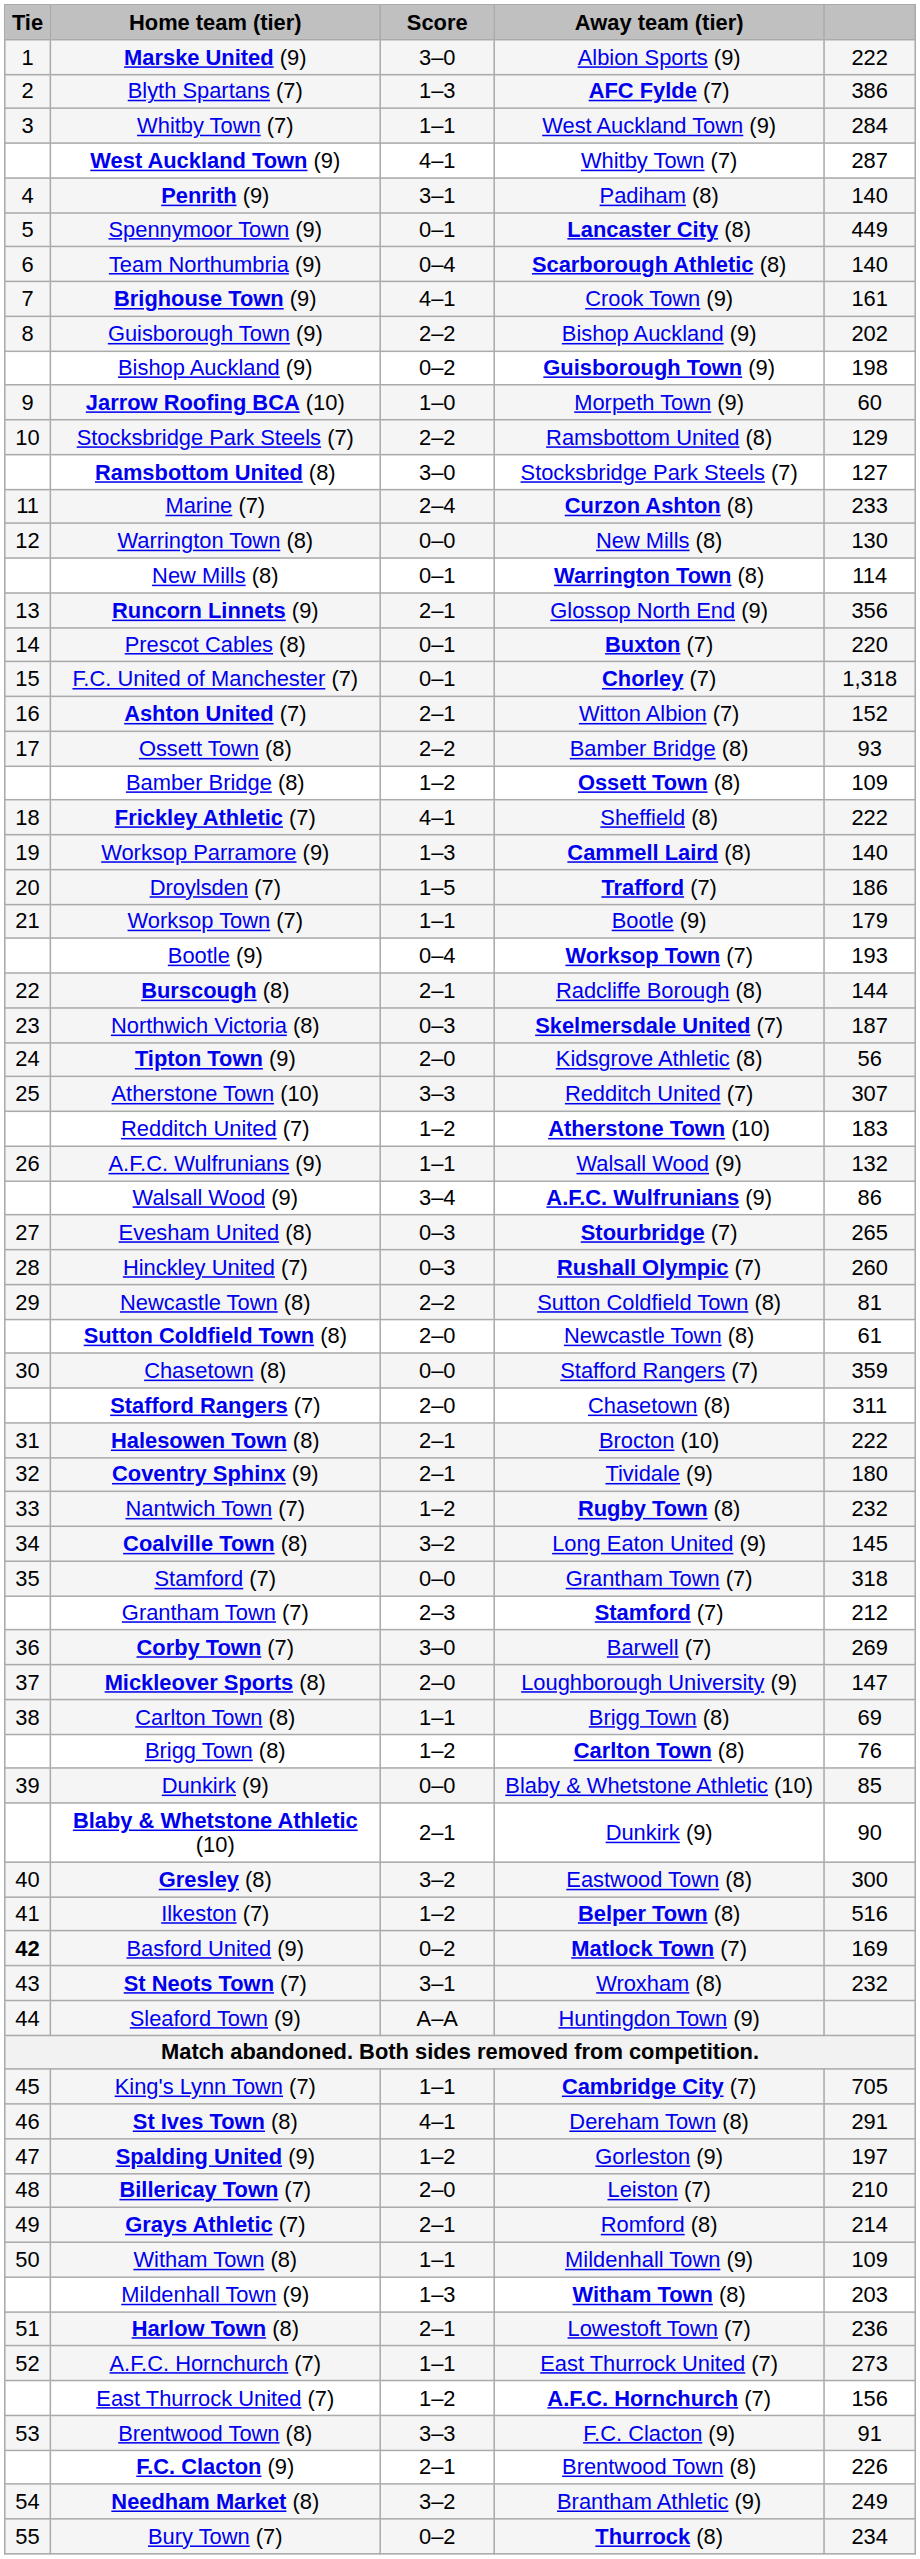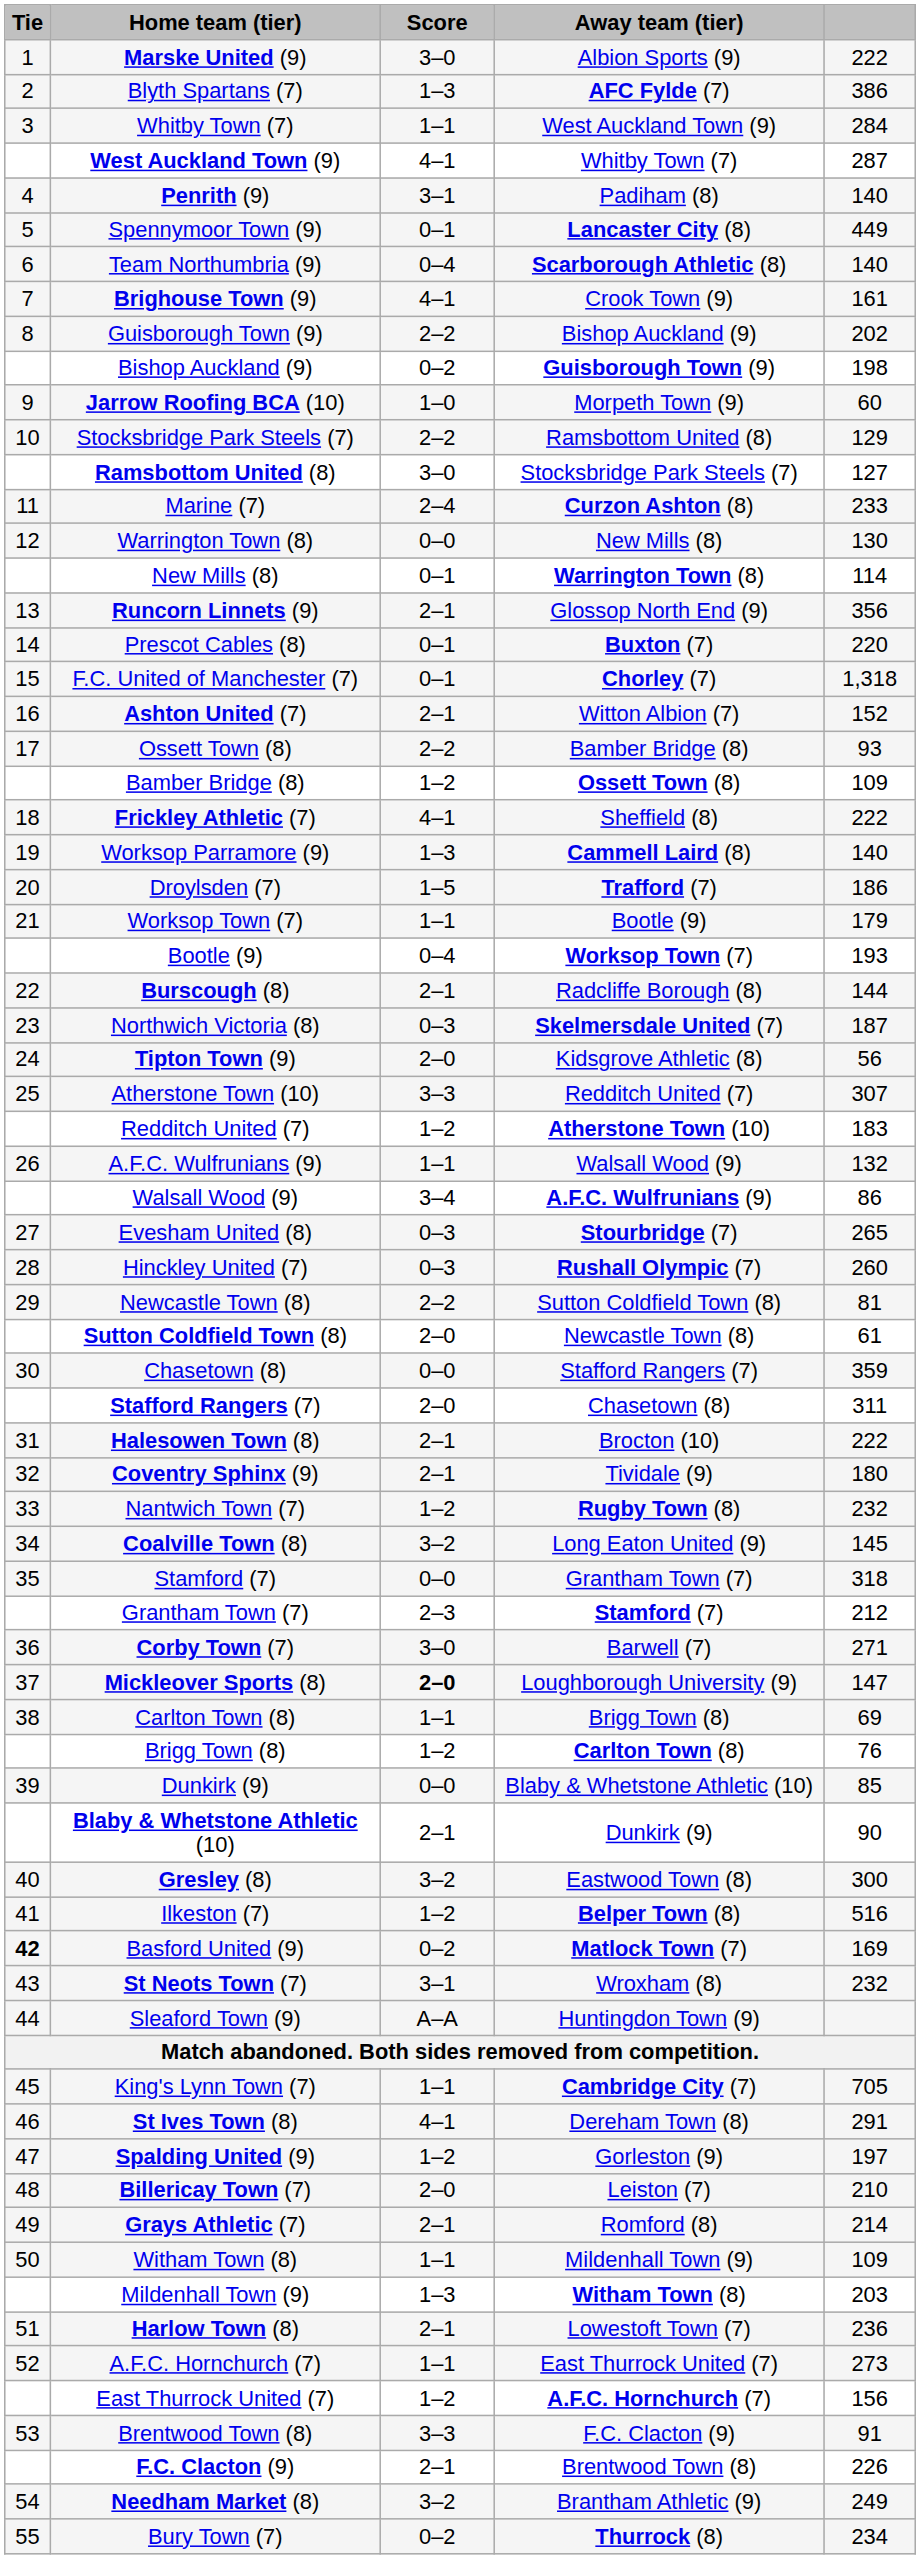(870, 1648) 269 -> (870, 1648) 271
(437, 1682) normal -> (437, 1682) bold
